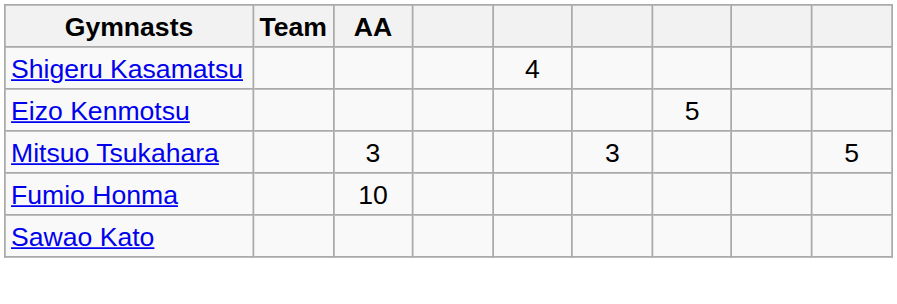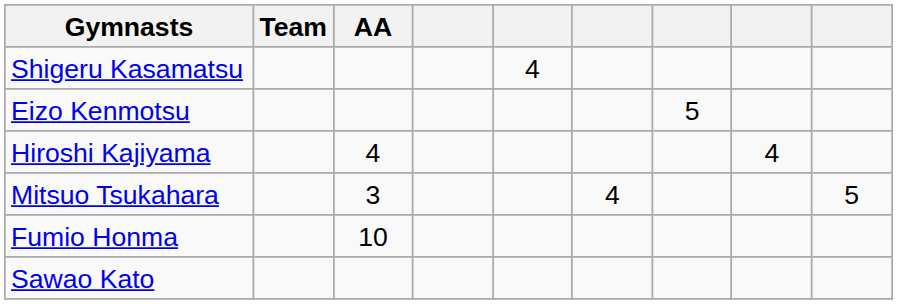+ row: (111, 152)
(612, 152) 3 -> (612, 195) 4
